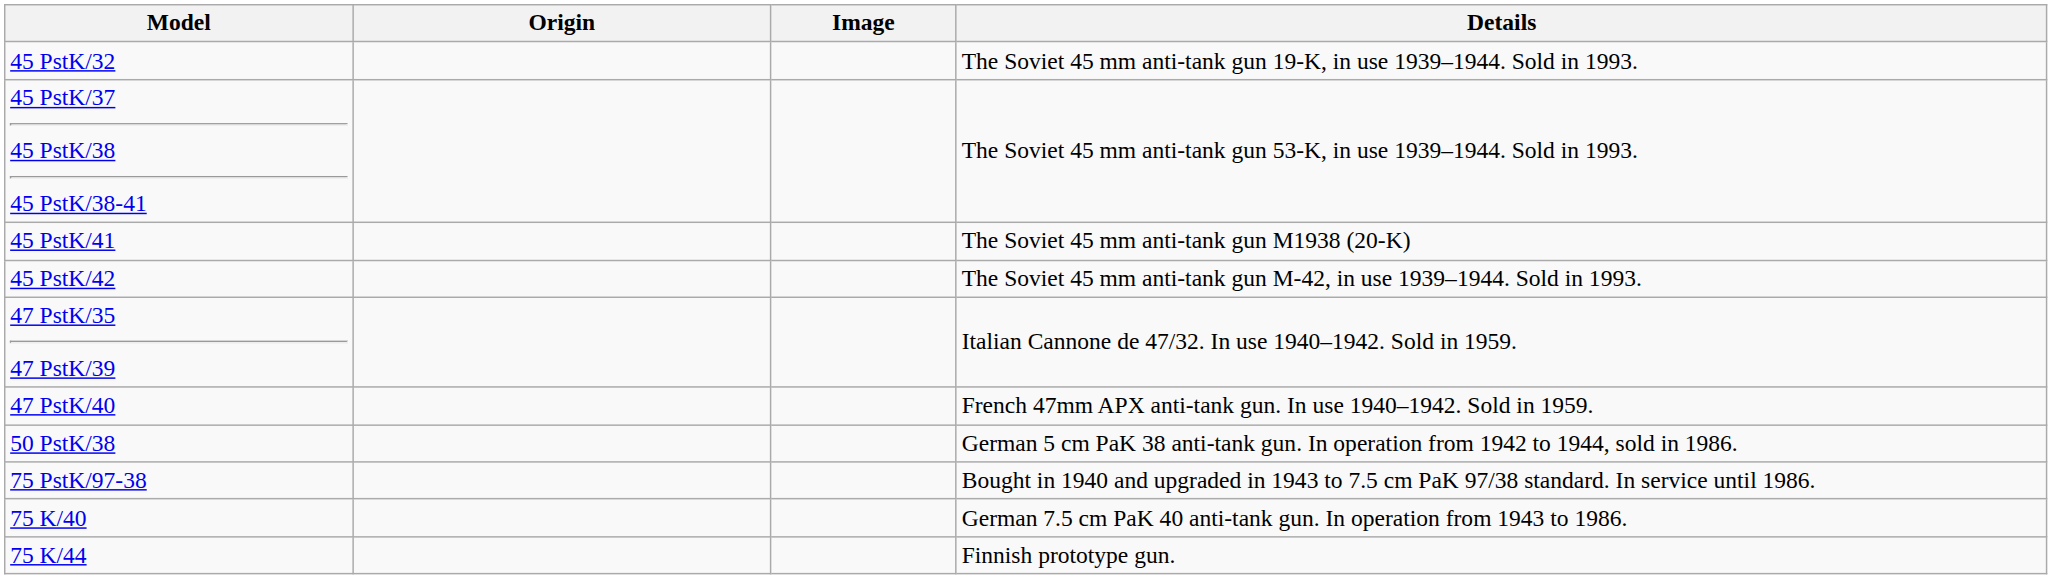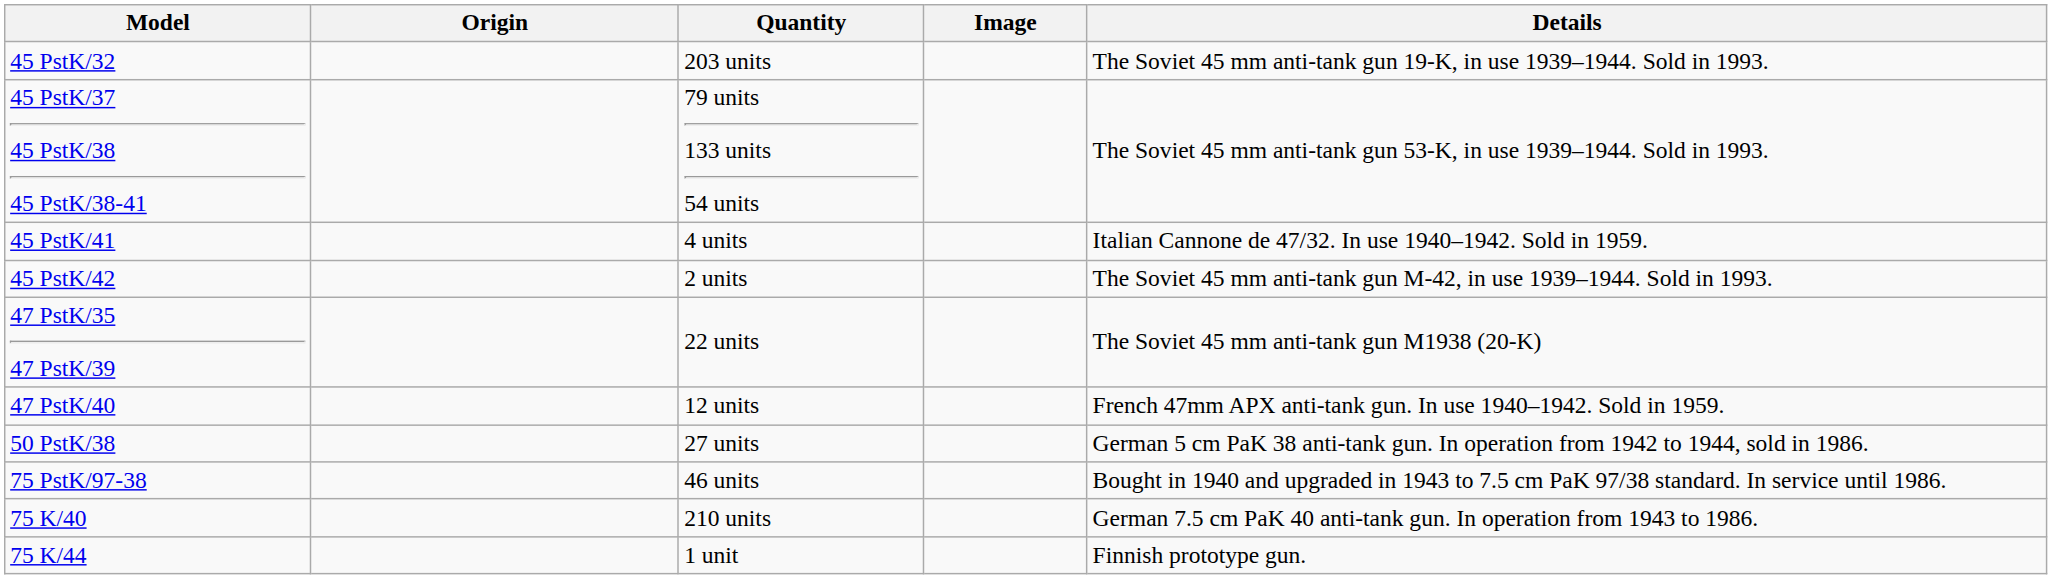+ column: (801, 23)
(1186, 240) The Soviet 45 mm anti-tank gun M1938 (20-K) -> (1370, 240) Italian Cannone de 47/32. In use 1940–1942. Sold in 1959.
(1239, 341) Italian Cannone de 47/32. In use 1940–1942. Sold in 1959. -> (1317, 341) The Soviet 45 mm anti-tank gun M1938 (20-K)
